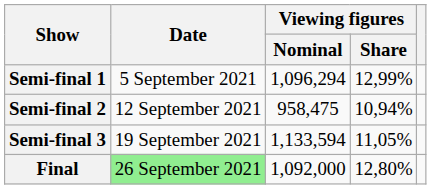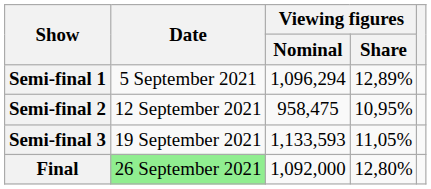(384, 79) 12,99% -> (384, 79) 12,89%
(384, 109) 10,94% -> (384, 109) 10,95%
(308, 139) 1,133,594 -> (308, 139) 1,133,593
